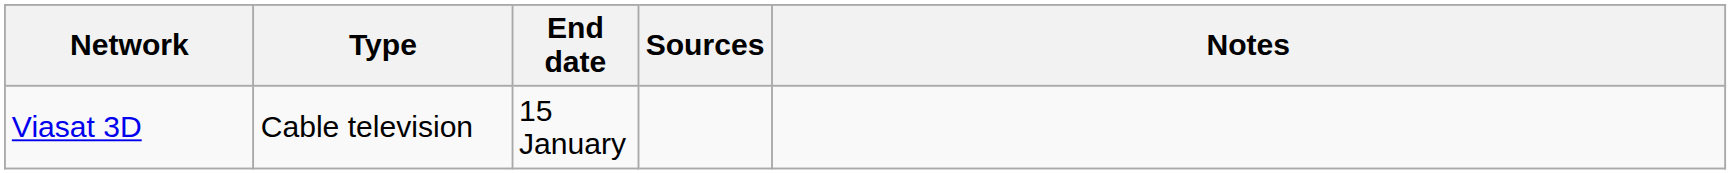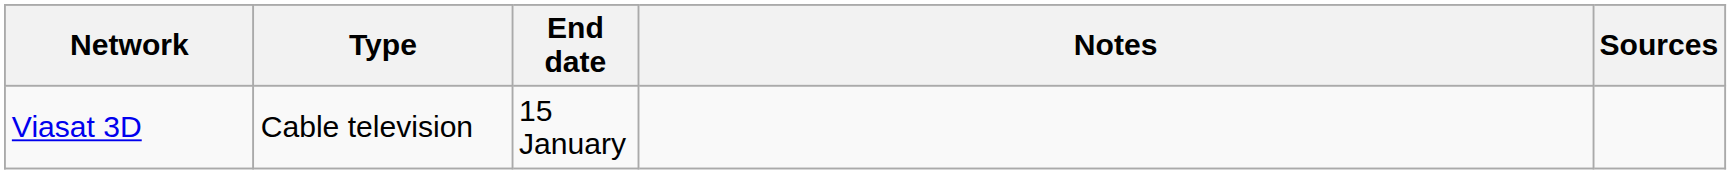columns swapped: (1248, 45) <-> (705, 45)
